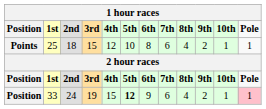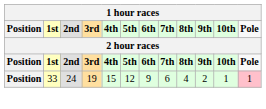- row: (52, 45)
(130, 95) bold -> (130, 78) normal
